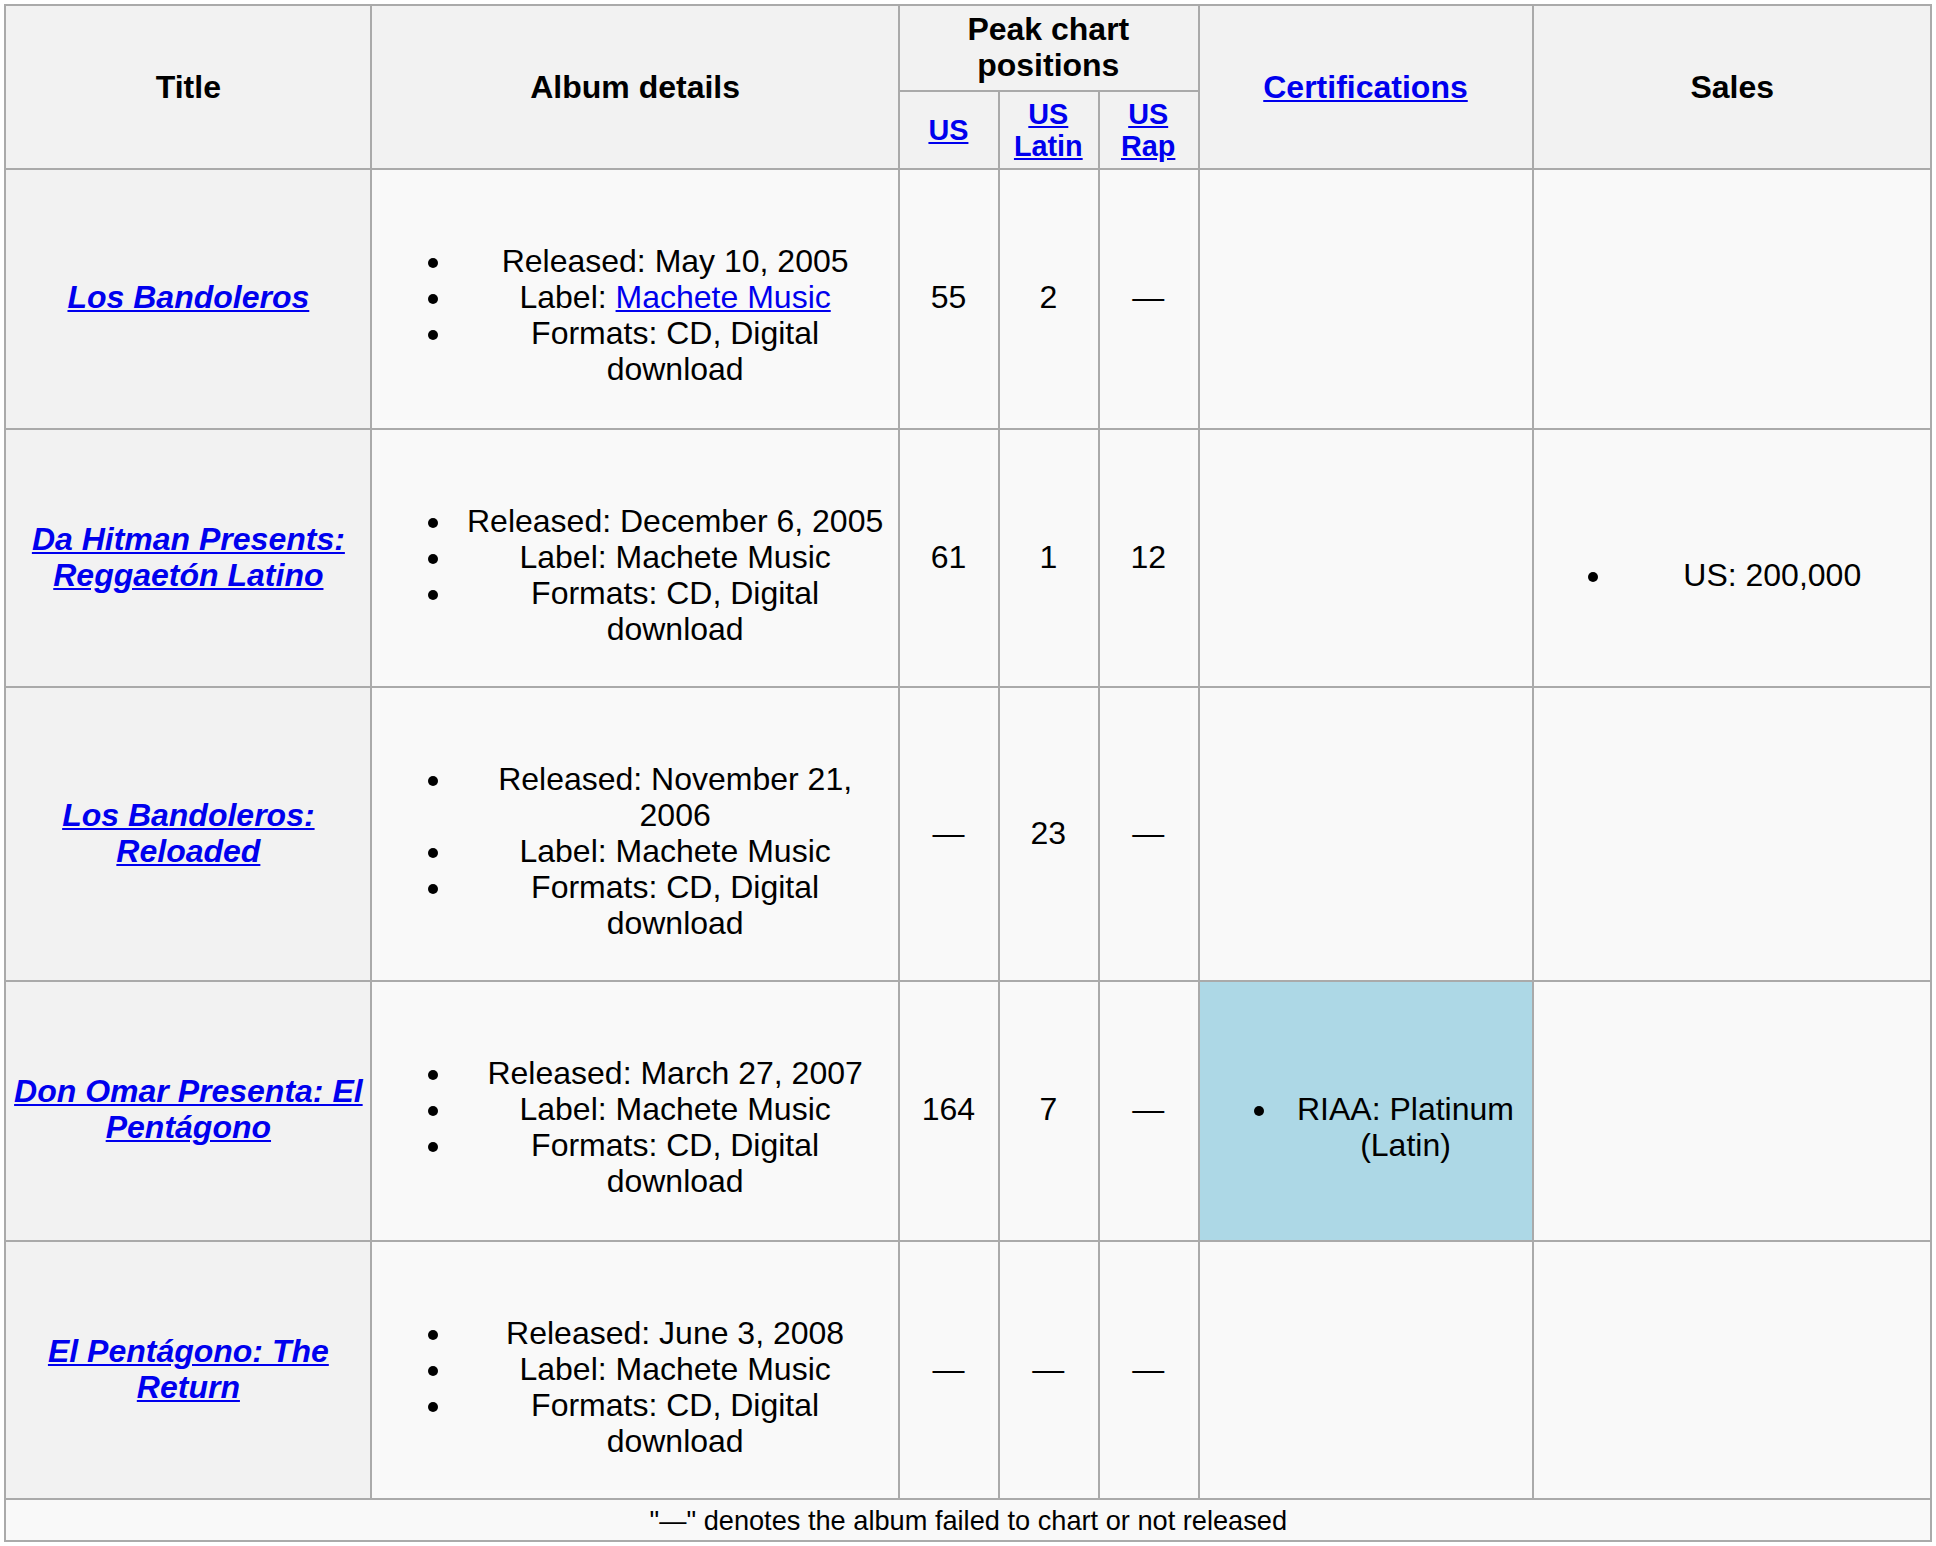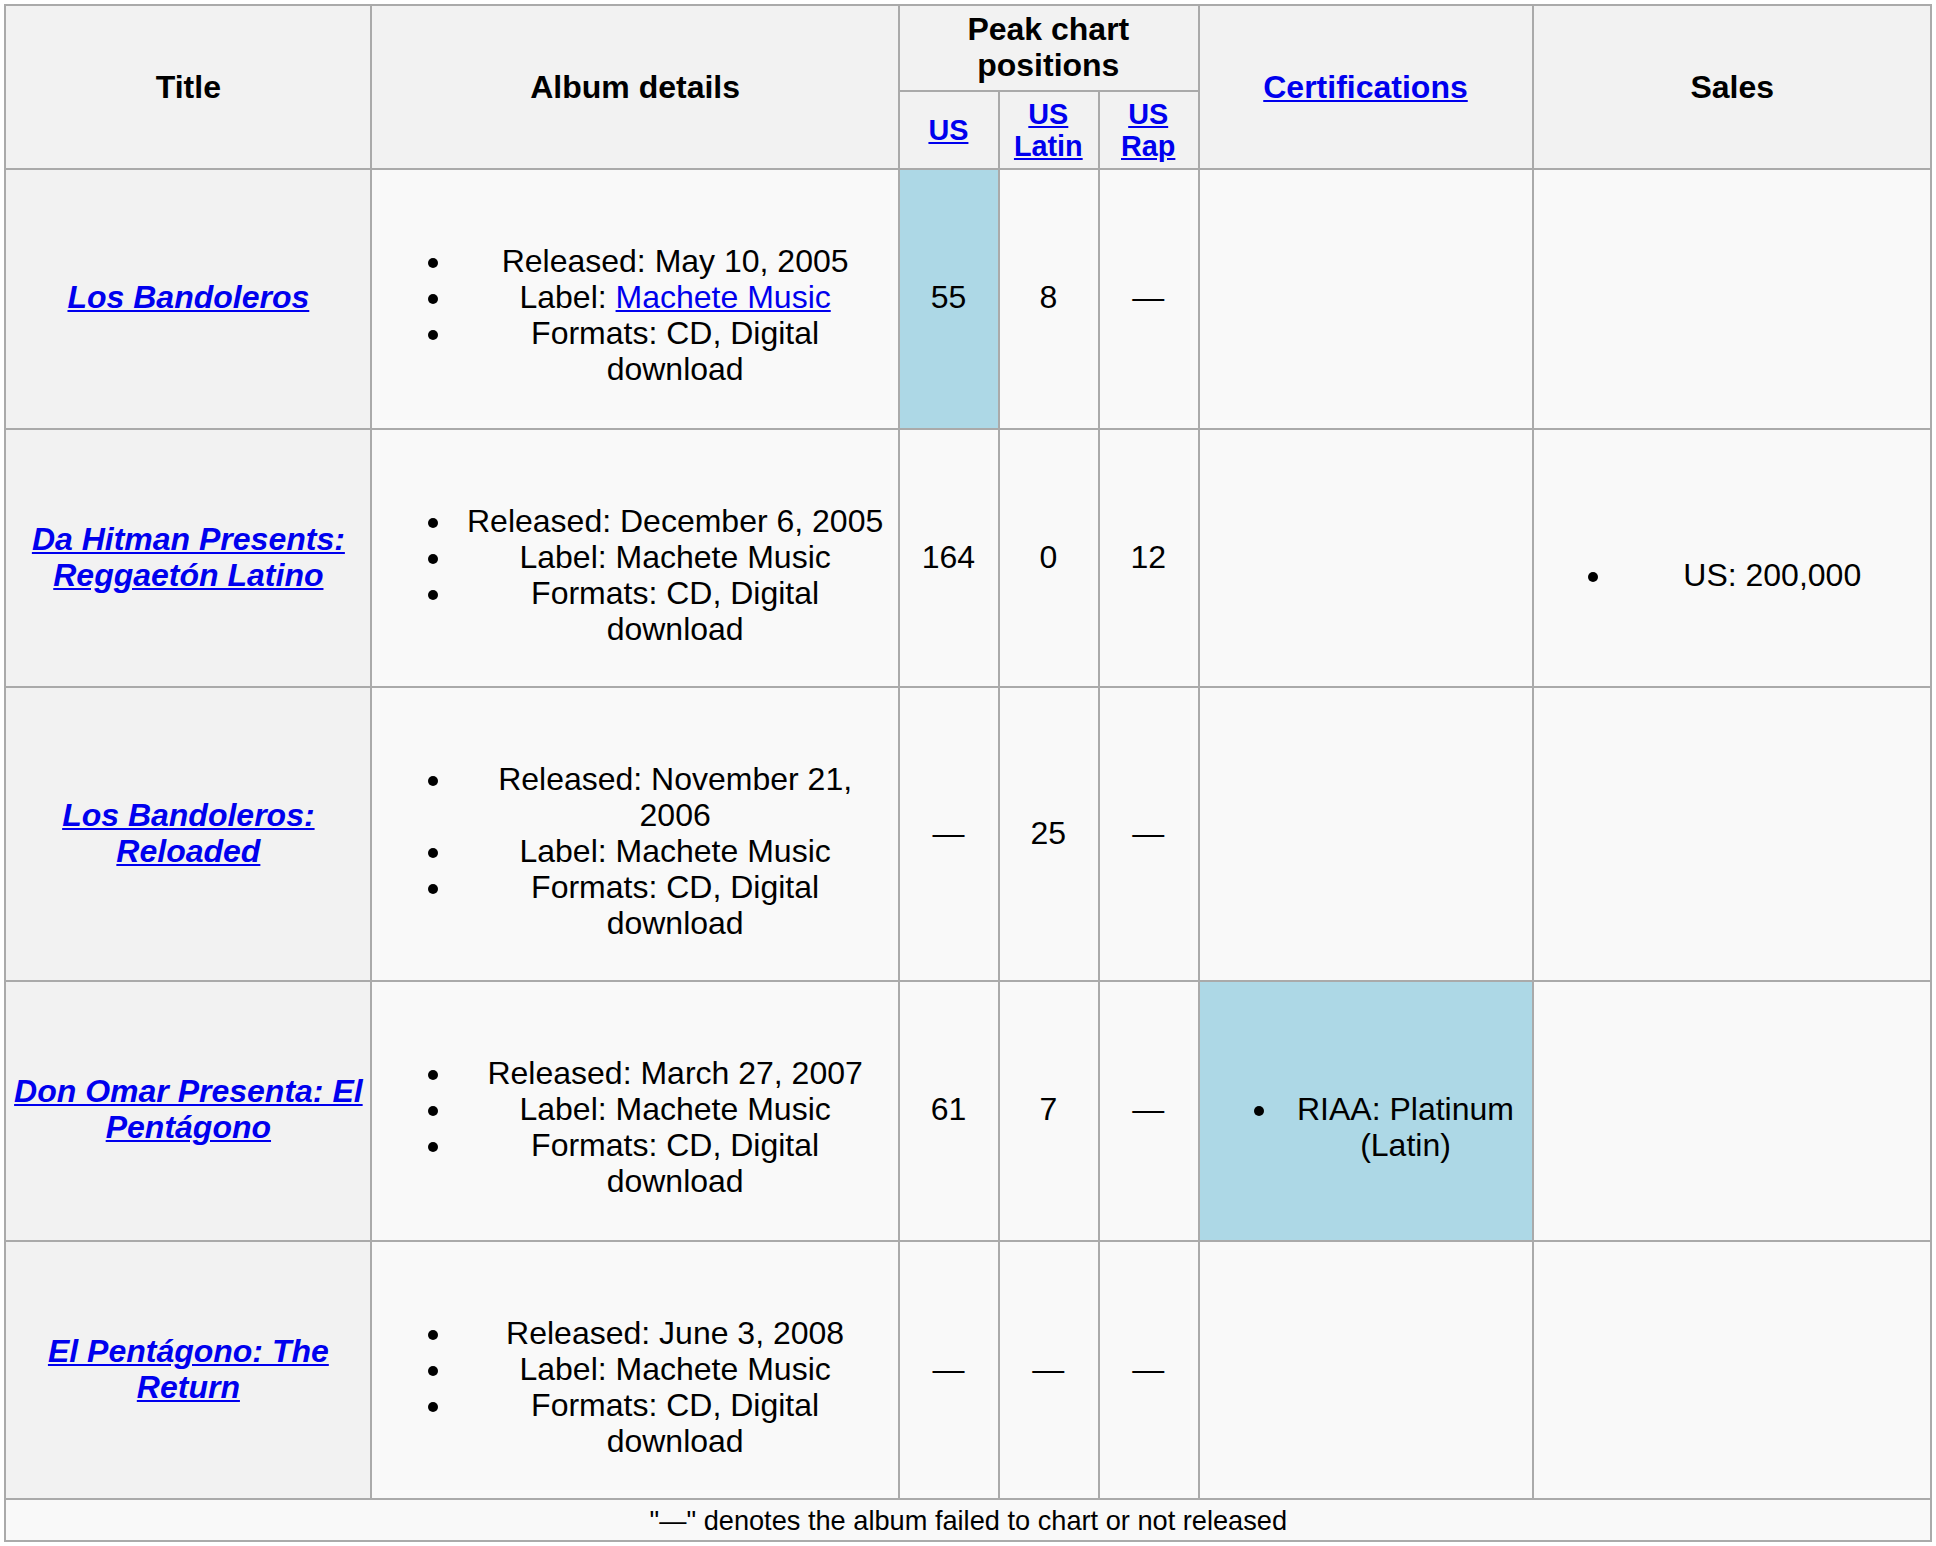(948, 298) no background -> (948, 298) lightblue background
(1048, 298) 2 -> (1048, 298) 8
(948, 556) 61 -> (948, 556) 164
(1048, 556) 1 -> (1048, 556) 0
(1048, 833) 23 -> (1048, 833) 25
(948, 1110) 164 -> (948, 1110) 61
